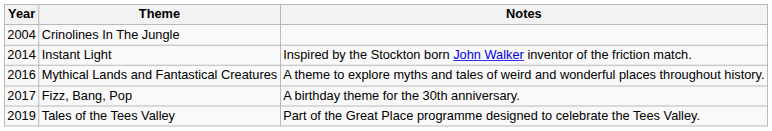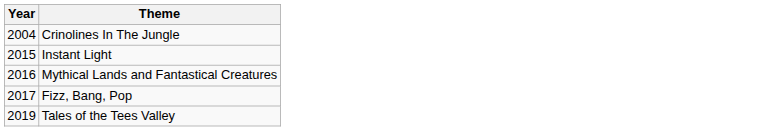- column: (524, 14)
(22, 55) 2014 -> (22, 55) 2015
